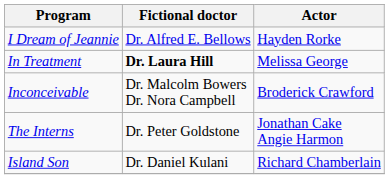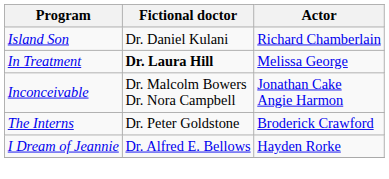rows swapped: (63, 38) <-> (38, 162)
(315, 92) Broderick Crawford -> (300, 92) Jonathan Cake Angie Harmon
(300, 131) Jonathan Cake Angie Harmon -> (315, 123) Broderick Crawford
